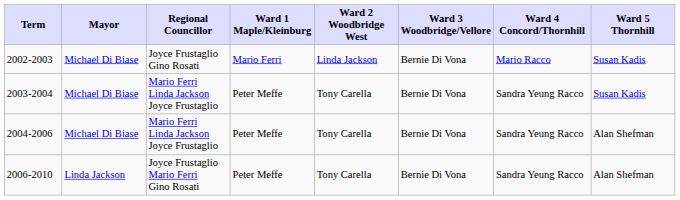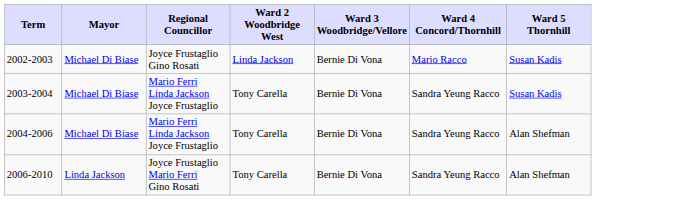- column: (272, 24)
